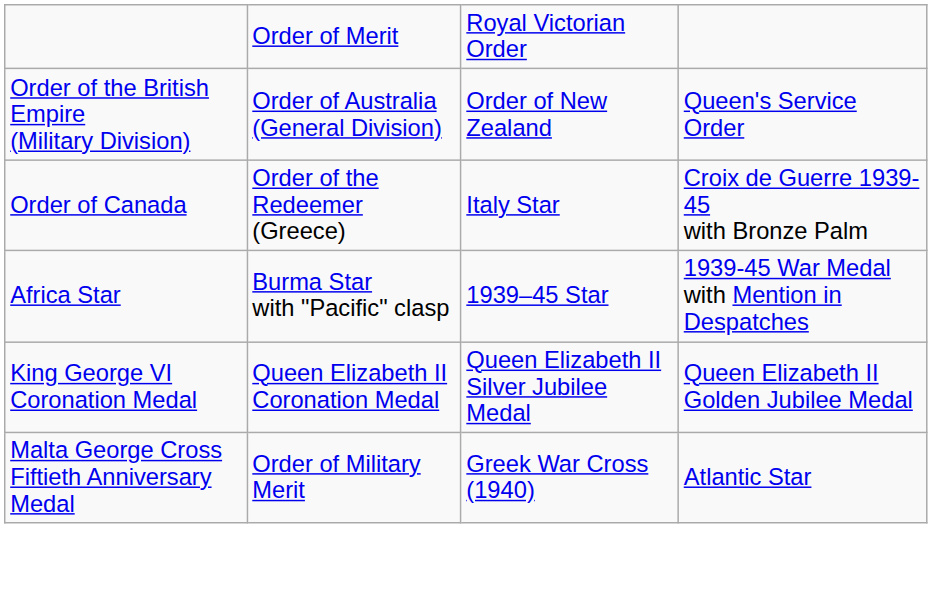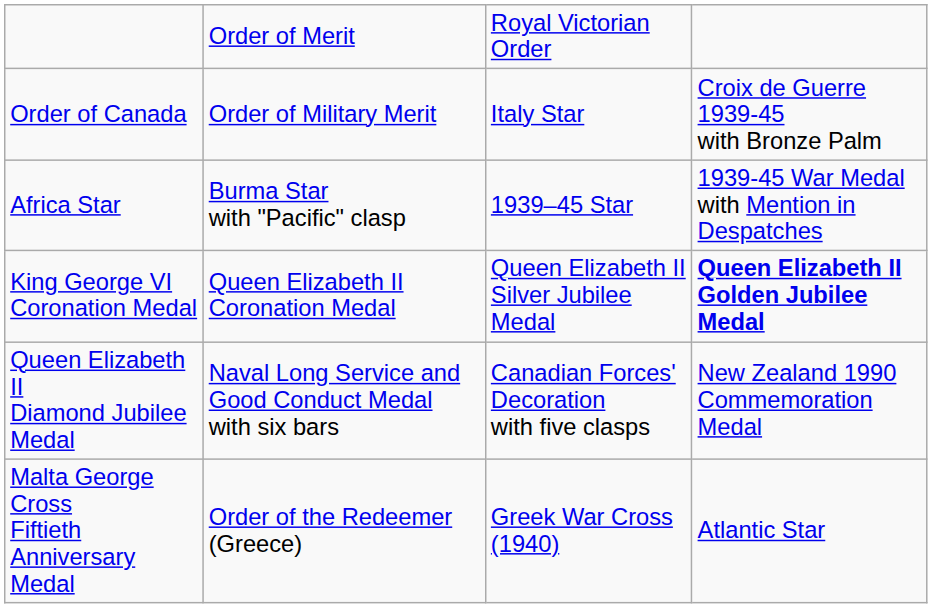- row: (110, 114)
(315, 204) Order of the Redeemer (Greece) -> (323, 114) Order of Military Merit
(798, 386) normal -> (800, 295) bold
+ row: (98, 399)
(337, 477) Order of Military Merit -> (330, 530) Order of the Redeemer (Greece)
